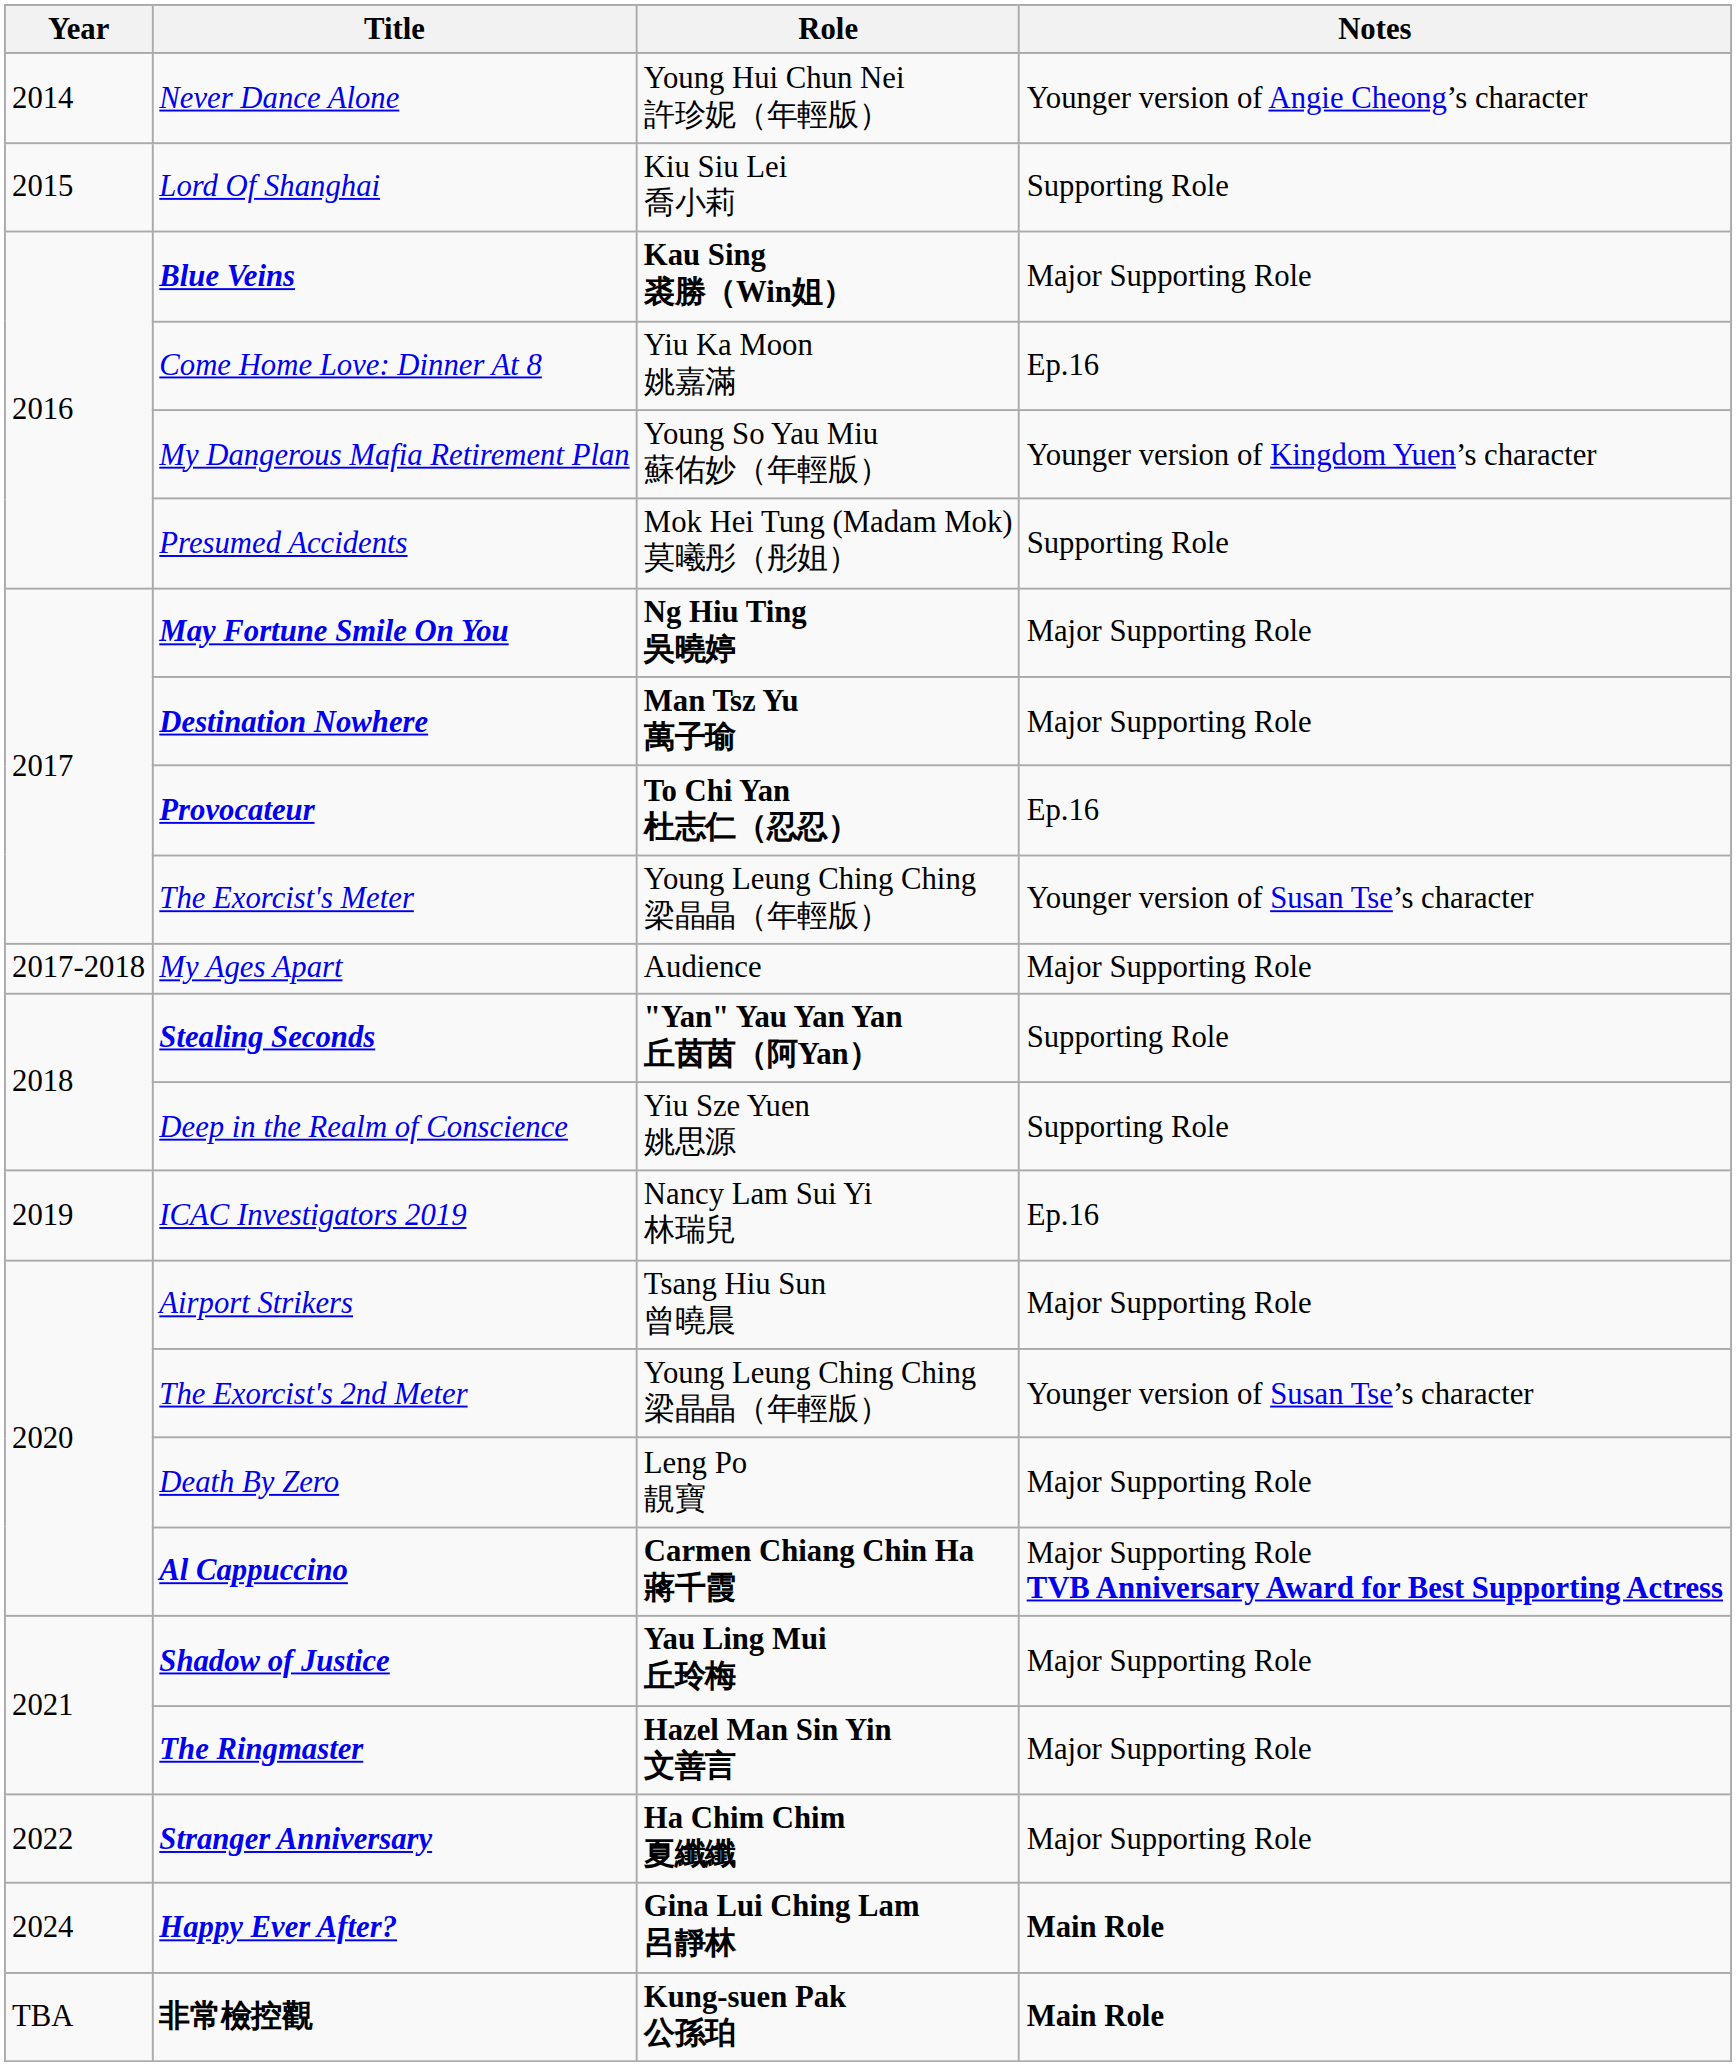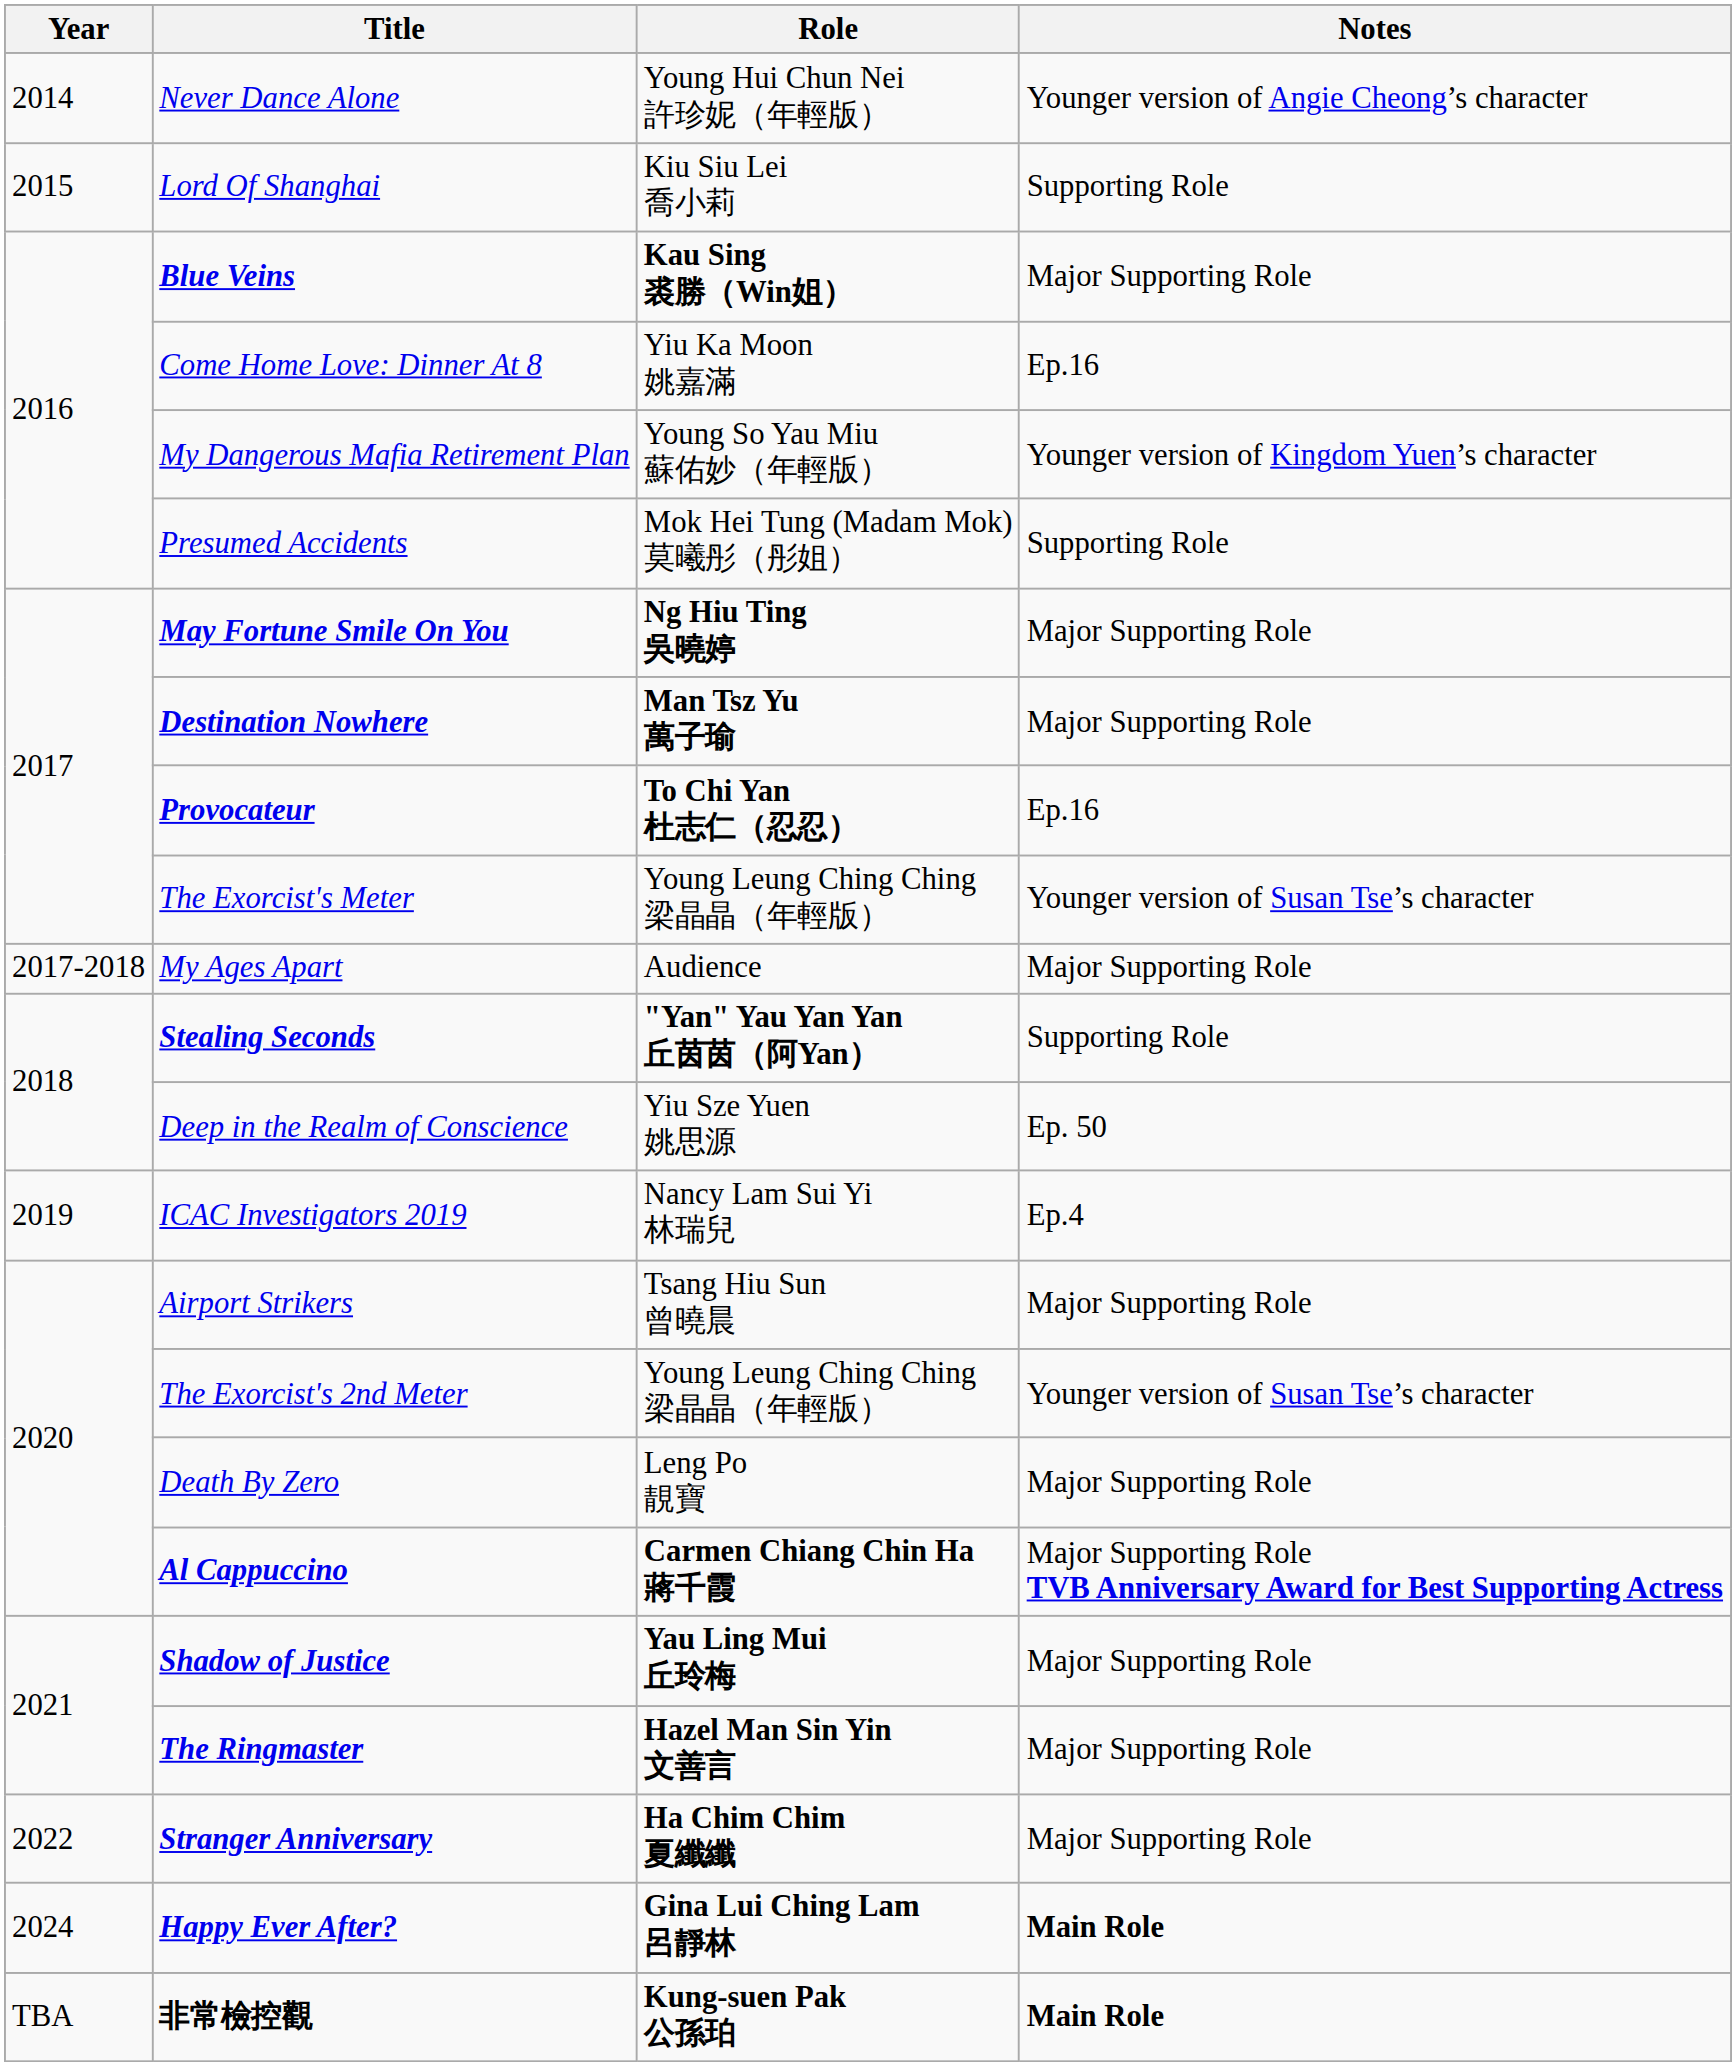(1128, 1125) Supporting Role -> (1067, 1125) Ep. 50
(1063, 1214) Ep.16 -> (1055, 1214) Ep.4
